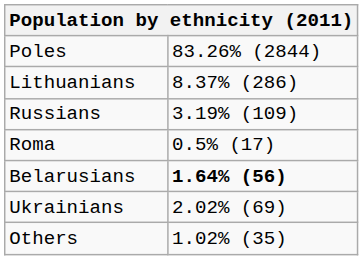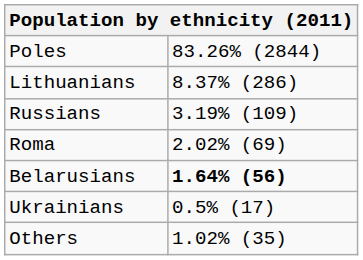(224, 145) 0.5% (17) -> (229, 145) 2.02% (69)
(229, 207) 2.02% (69) -> (224, 207) 0.5% (17)
